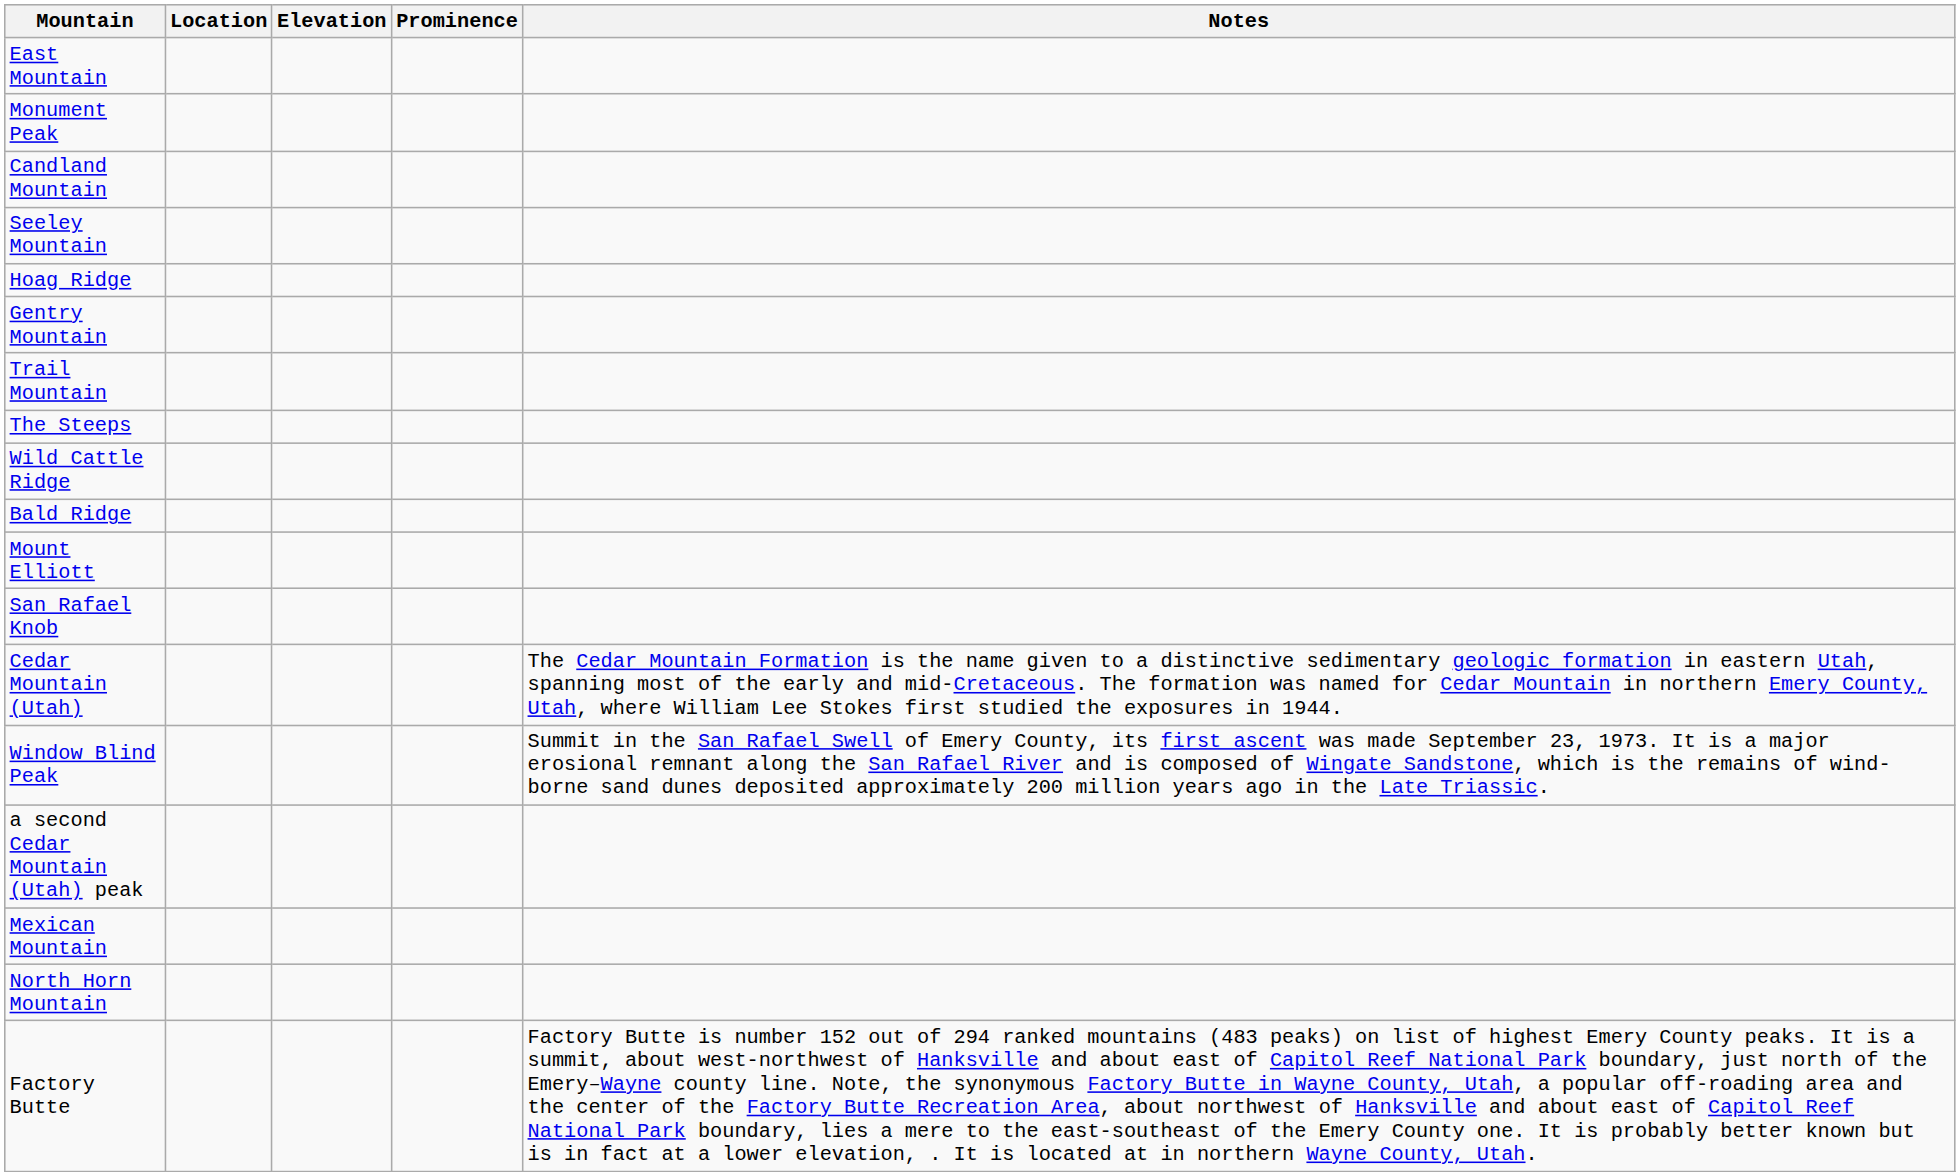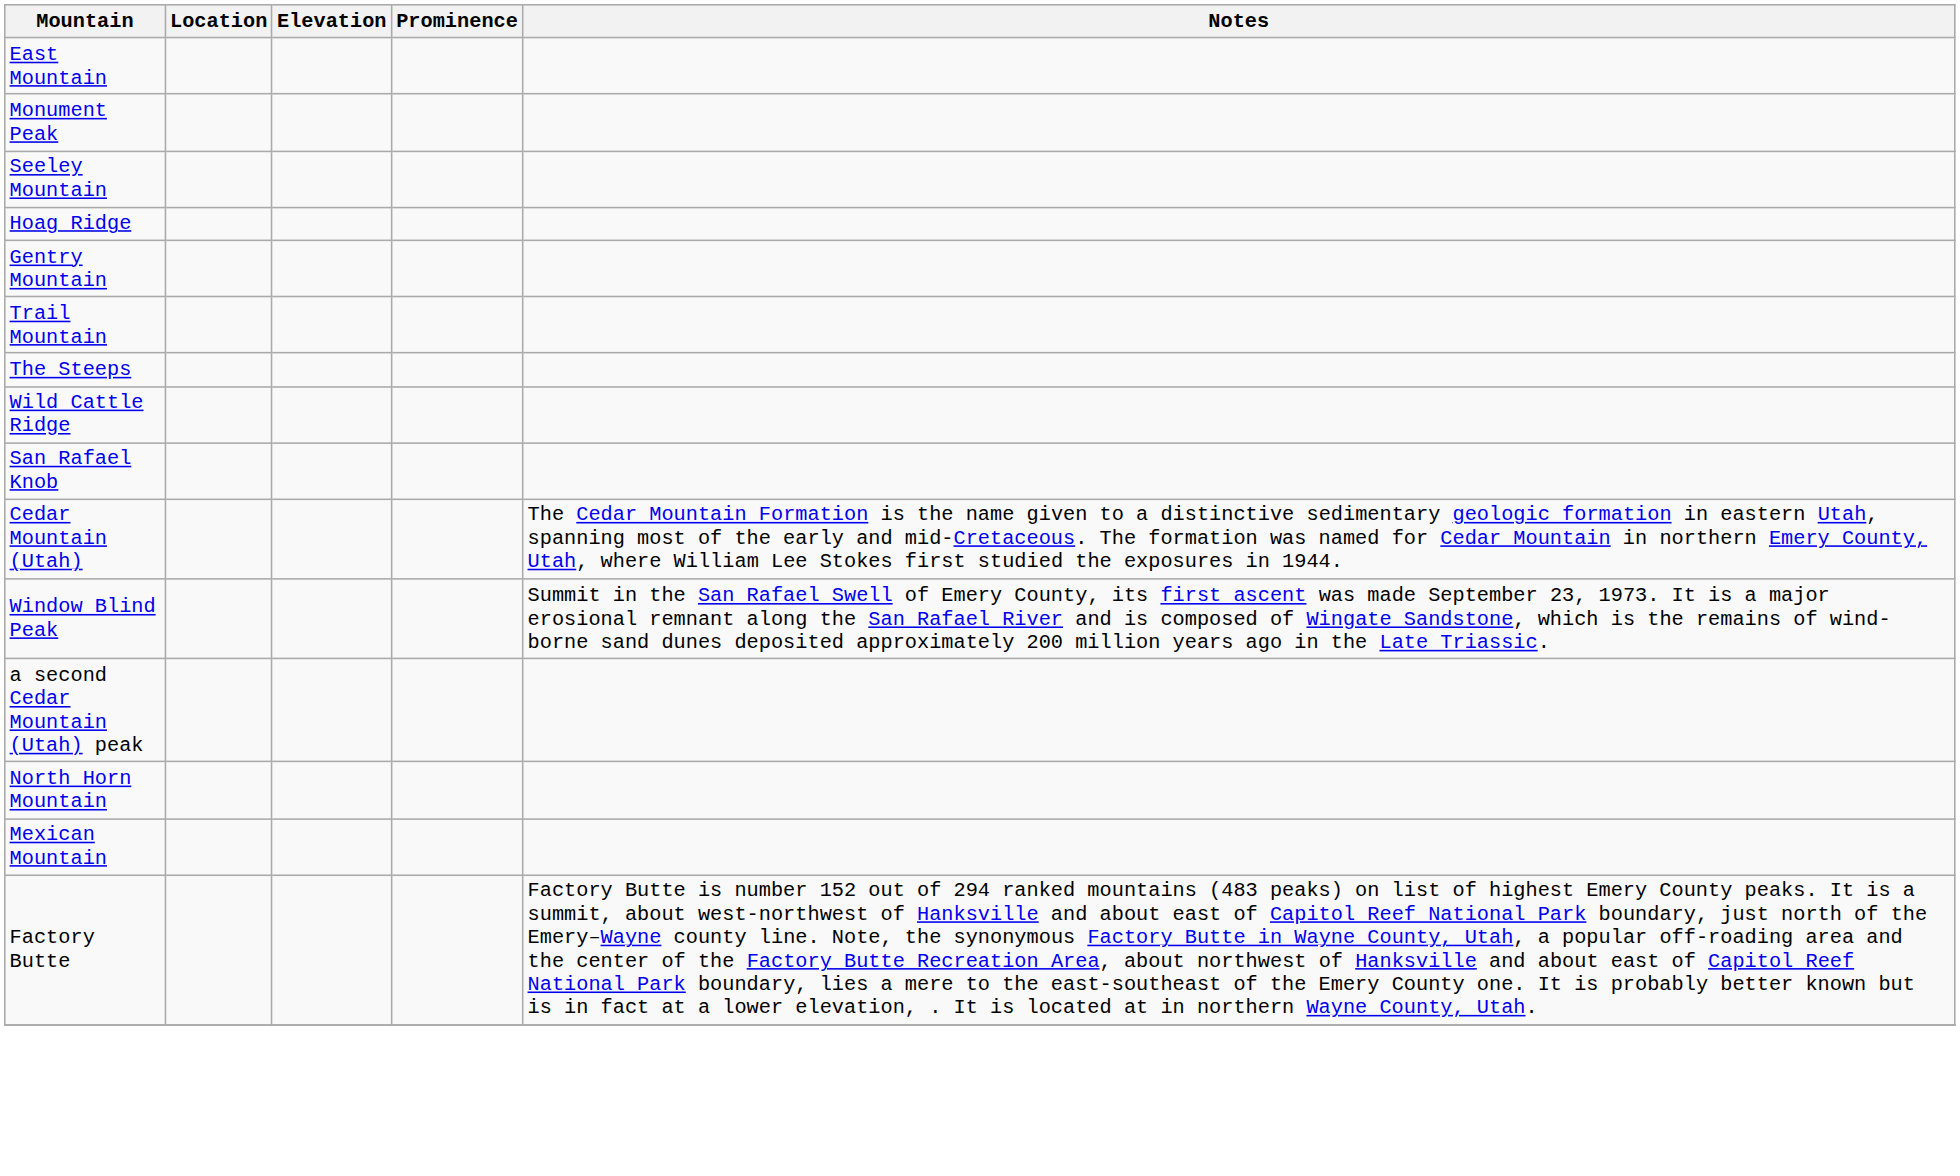- row: (58, 179)
- row: (70, 516)
- row: (52, 560)
rows swapped: (70, 993) <-> (58, 936)
